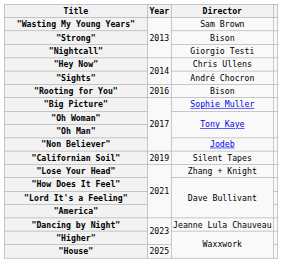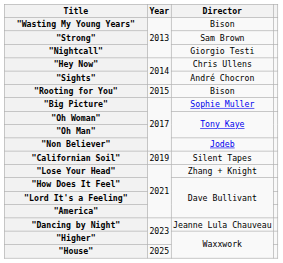(222, 24) Sam Brown -> (222, 24) Bison
(222, 38) Bison -> (222, 38) Sam Brown
(159, 91) 2016 -> (159, 91) 2015
